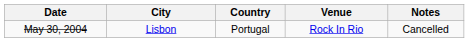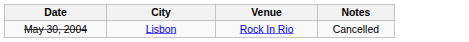- column: (250, 12)
